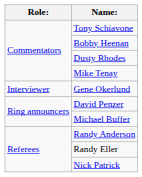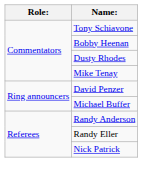- row: (102, 88)
